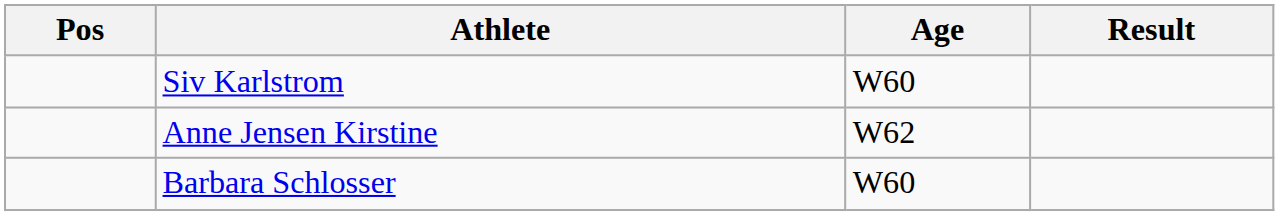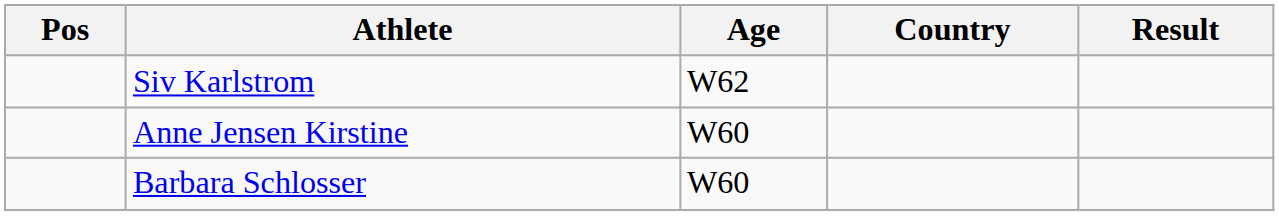+ column: (952, 30)
(884, 81) W60 -> (718, 81) W62
(884, 132) W62 -> (718, 132) W60
